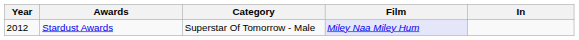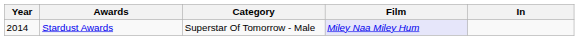(17, 27) 2012 -> (17, 27) 2014
